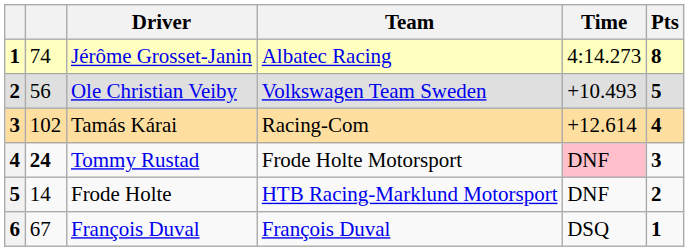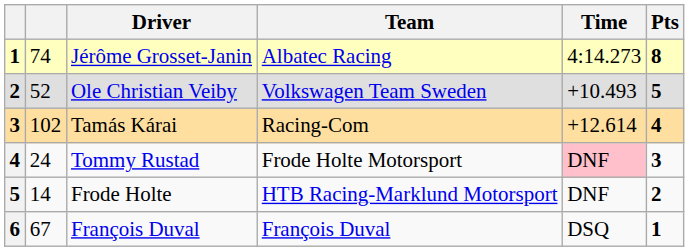(40, 91) 56 -> (40, 91) 52
(40, 160) bold -> (40, 160) normal
